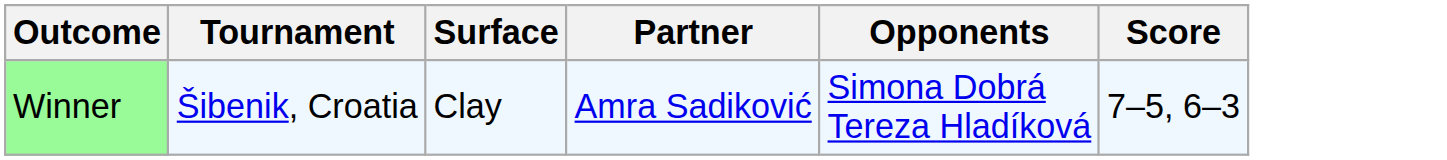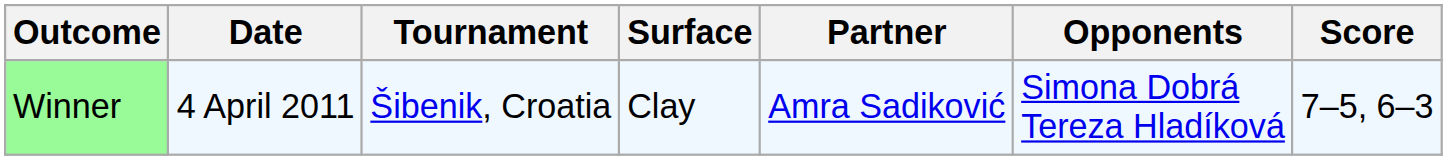+ column: (266, 31)
